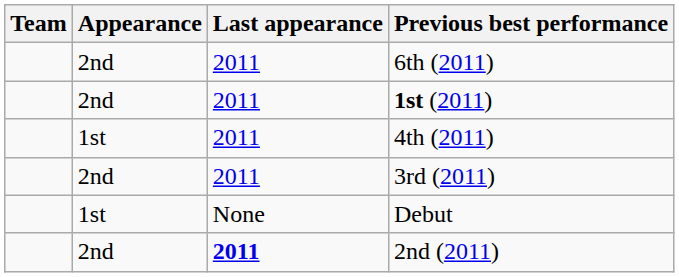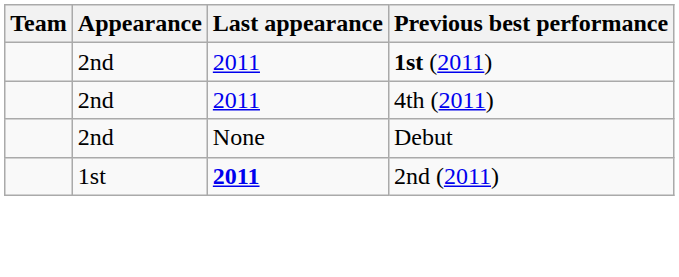- row: (444, 61)
(92, 137) 1st -> (96, 99) 2nd
- row: (444, 175)
(92, 213) 1st -> (96, 137) 2nd
(96, 251) 2nd -> (92, 175) 1st
